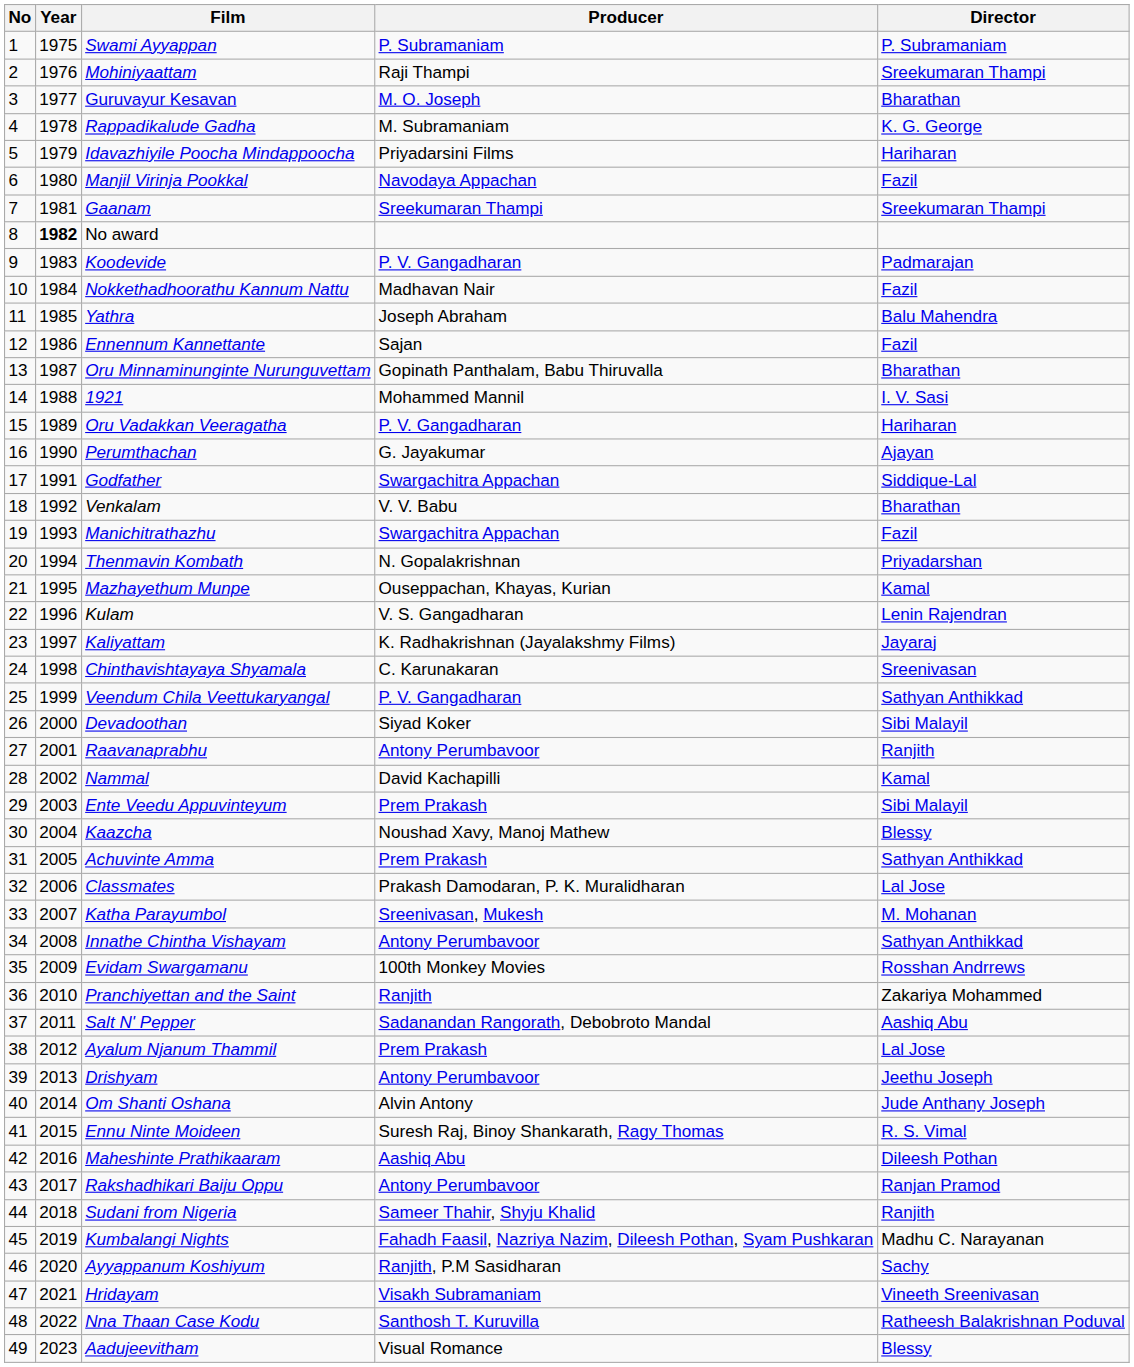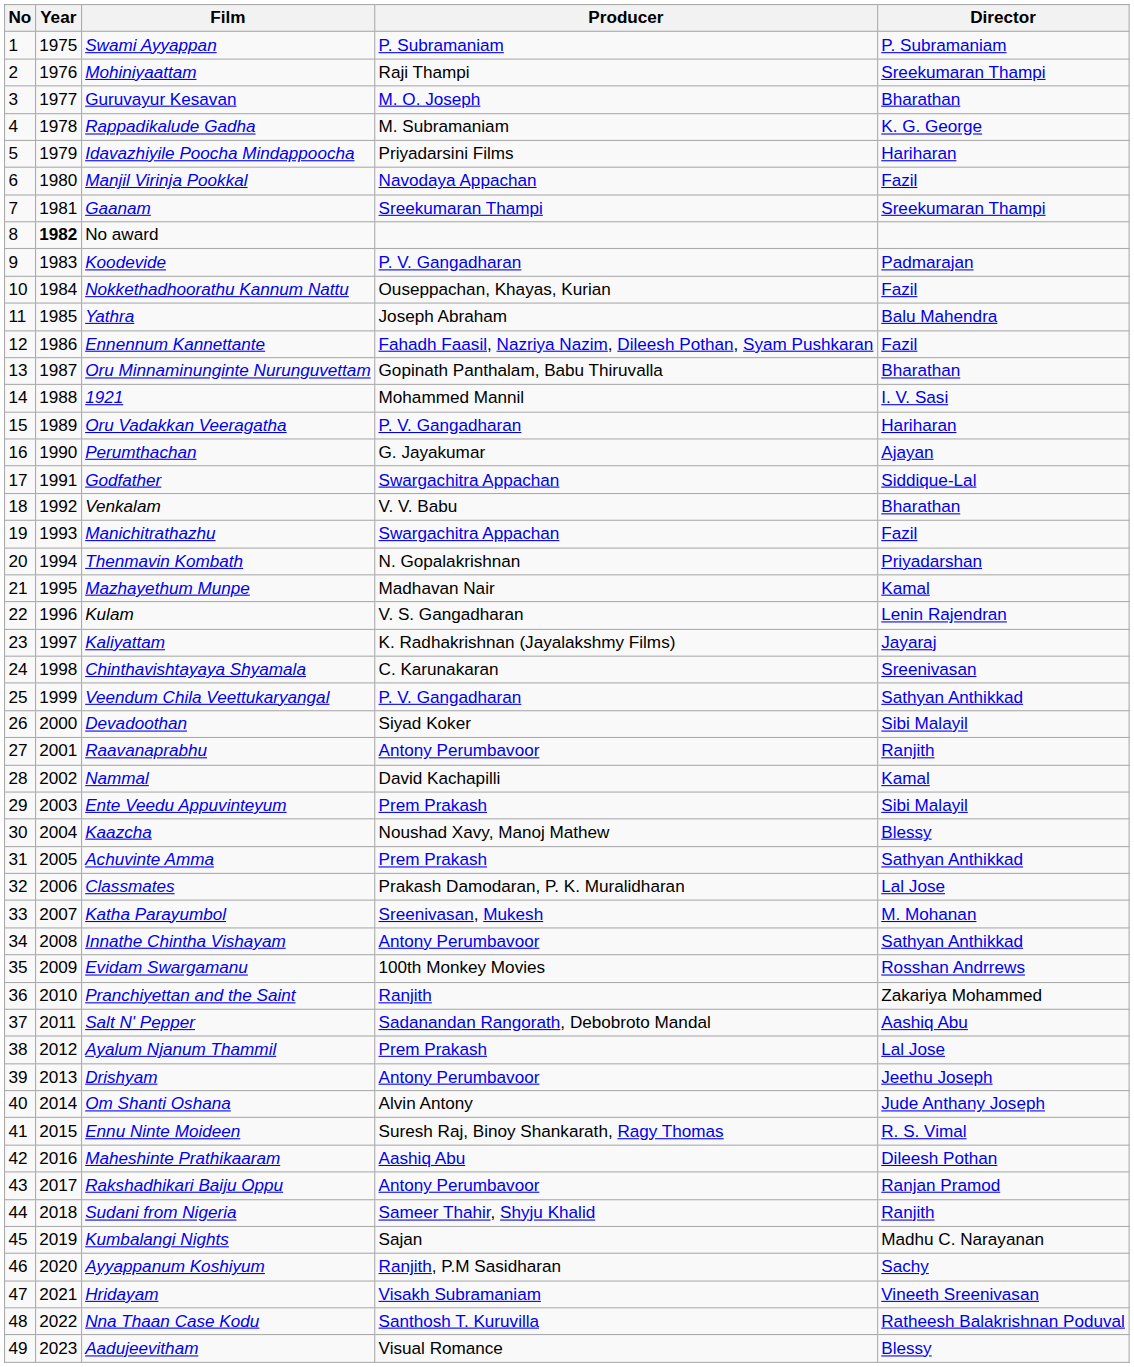(437, 289) Madhavan Nair -> (495, 289) Ouseppachan, Khayas, Kurian
(400, 343) Sajan -> (626, 343) Fahadh Faasil, Nazriya Nazim, Dileesh Pothan, Syam Pushkaran
(495, 588) Ouseppachan, Khayas, Kurian -> (437, 588) Madhavan Nair
(626, 1239) Fahadh Faasil, Nazriya Nazim, Dileesh Pothan, Syam Pushkaran -> (400, 1239) Sajan
